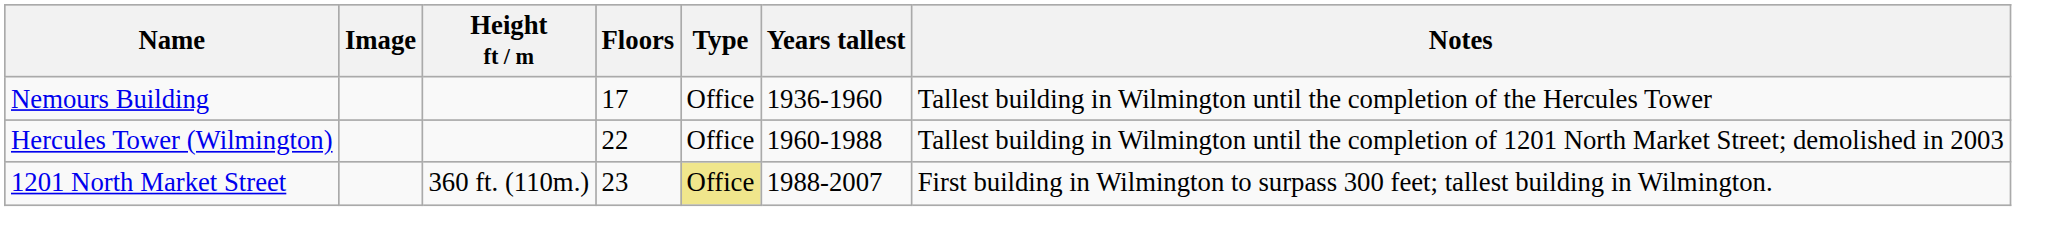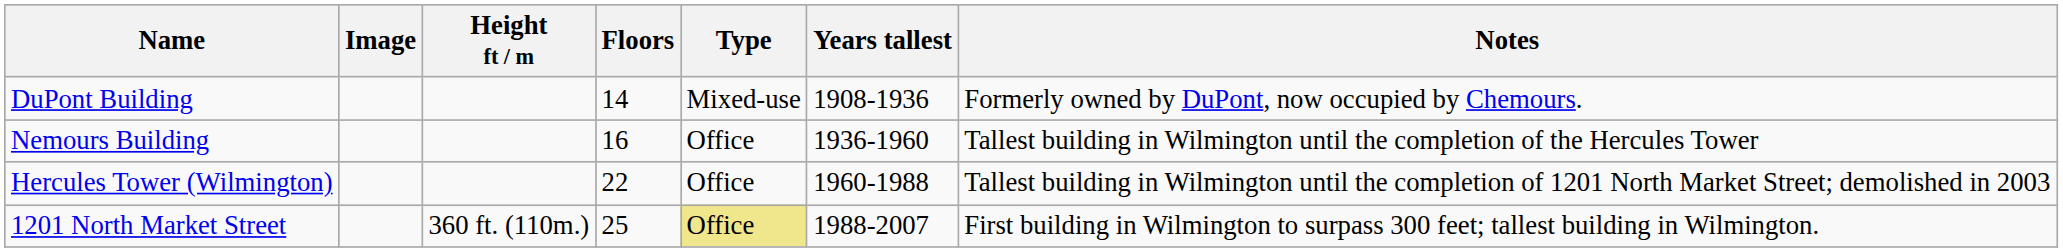+ row: (102, 98)
(615, 98) 17 -> (615, 140) 16
(615, 182) 23 -> (615, 225) 25
